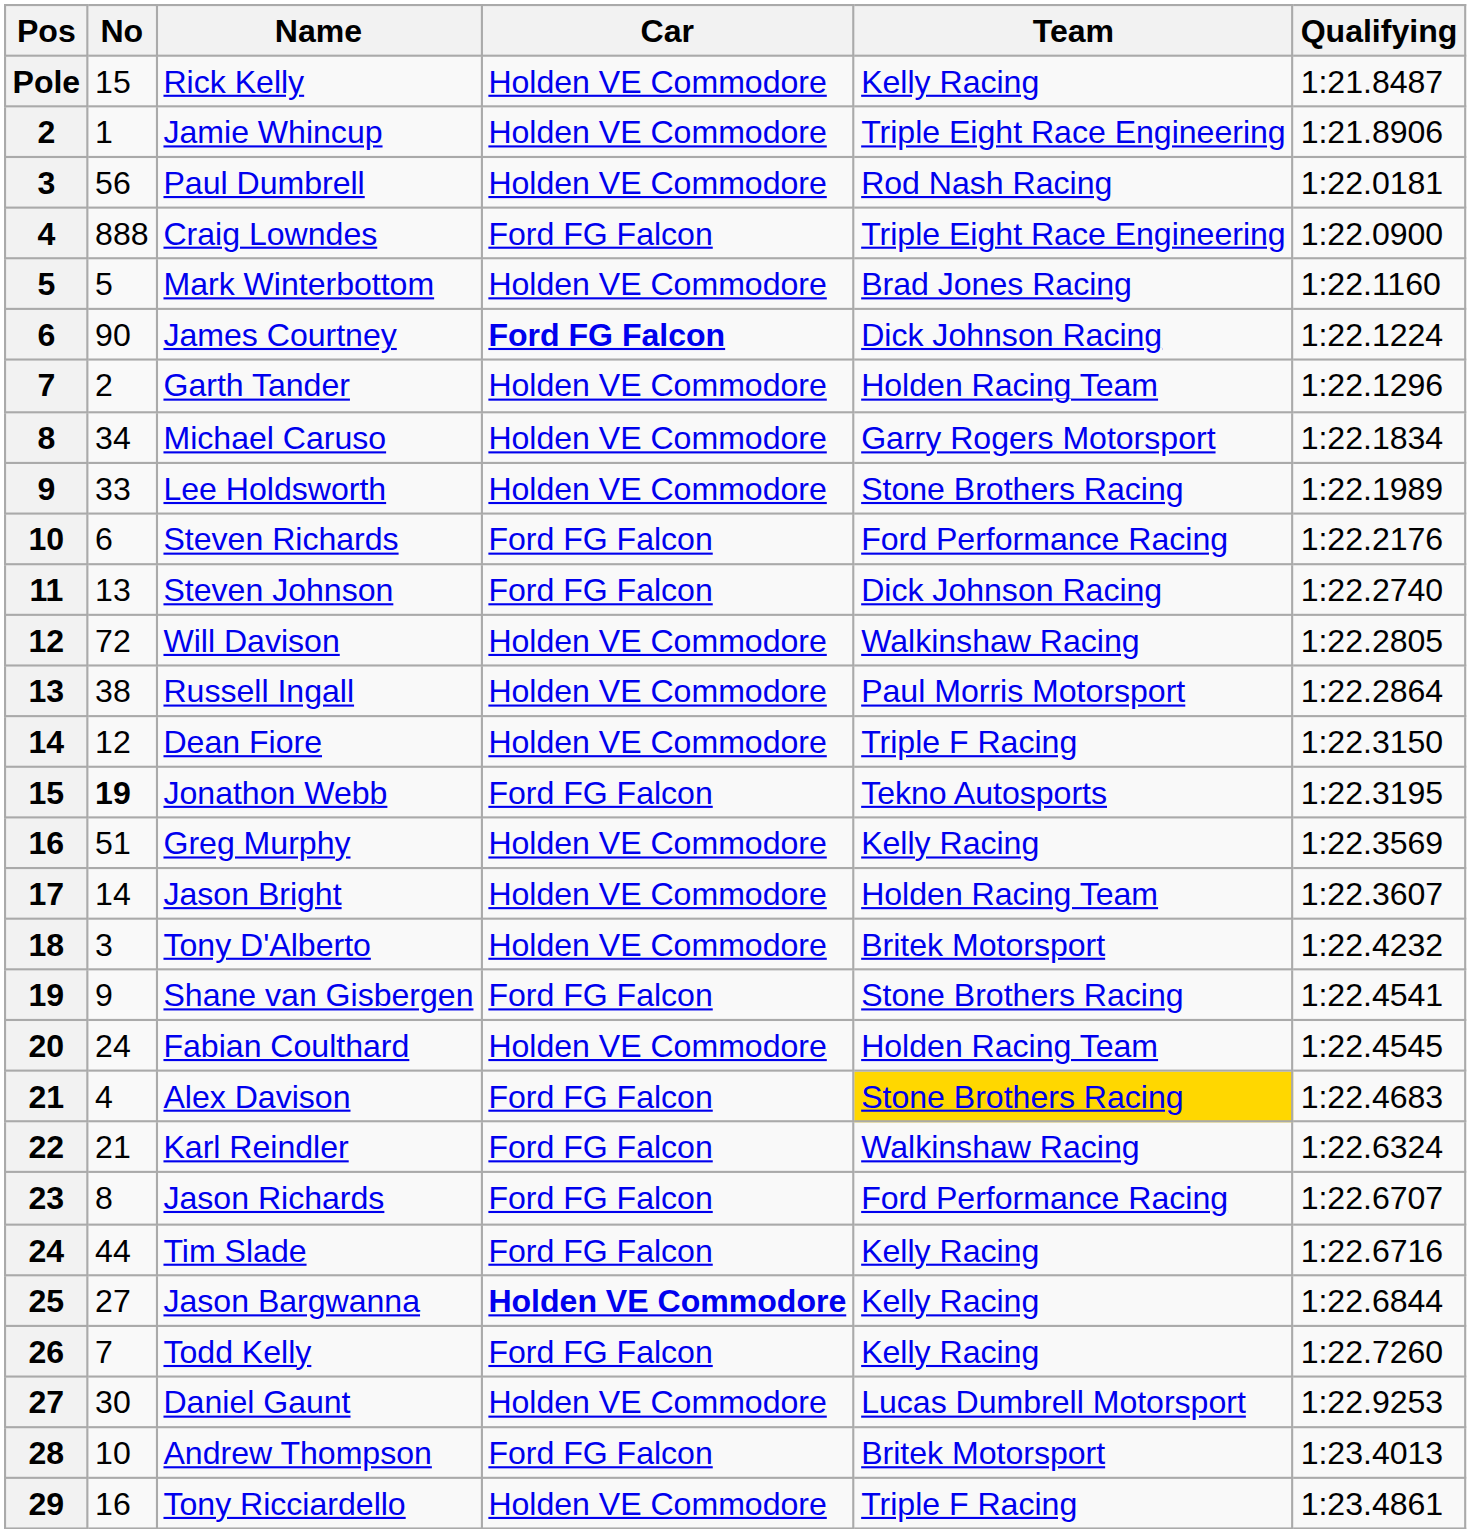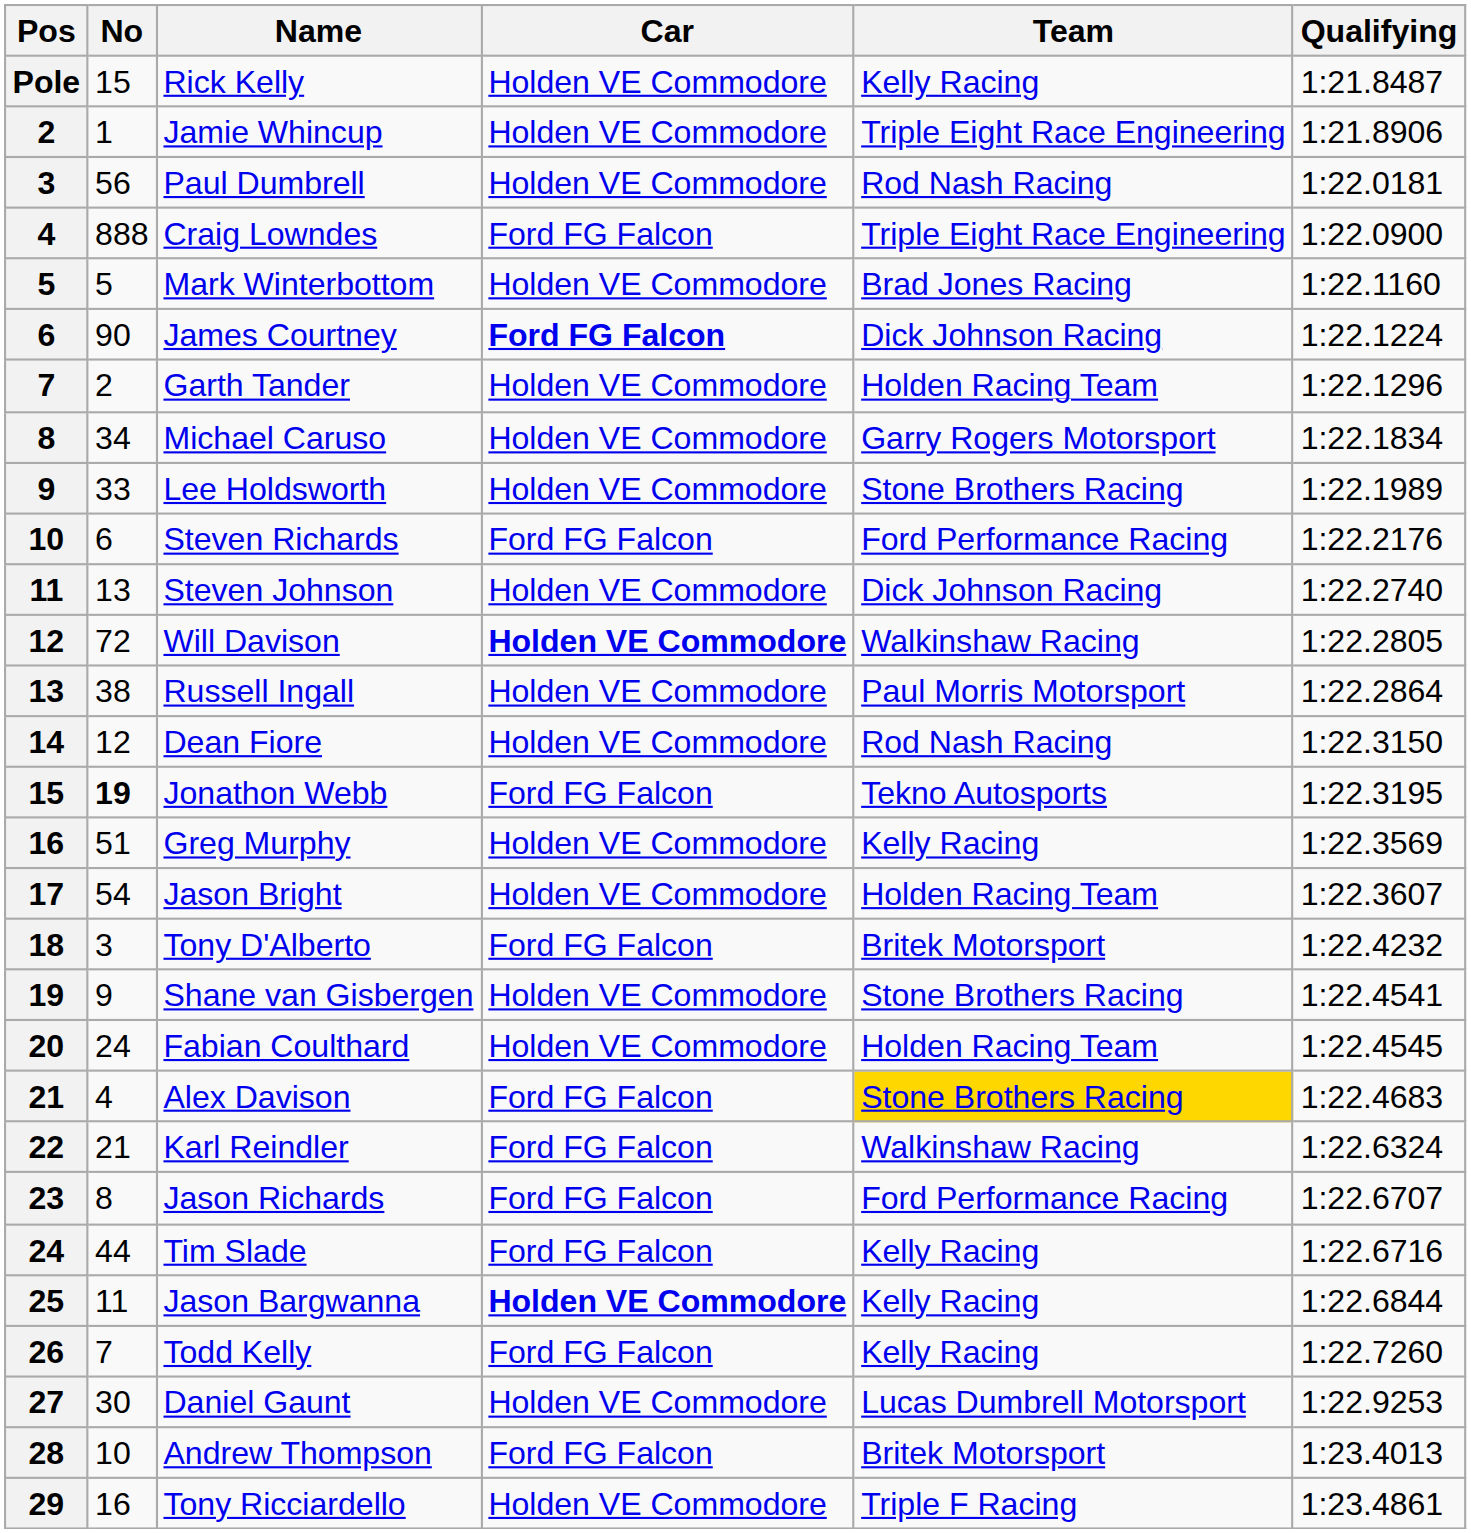(601, 589) Ford FG Falcon -> (658, 589) Holden VE Commodore
(658, 640) normal -> (667, 640) bold
(969, 741) Triple F Racing -> (987, 741) Rod Nash Racing
(113, 894) 14 -> (113, 894) 54
(658, 945) Holden VE Commodore -> (601, 945) Ford FG Falcon
(601, 995) Ford FG Falcon -> (658, 995) Holden VE Commodore
(113, 1300) 27 -> (112, 1300) 11
